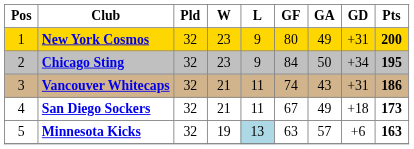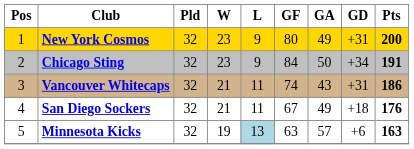(392, 62) 195 -> (392, 62) 191
(392, 108) 173 -> (392, 108) 176
